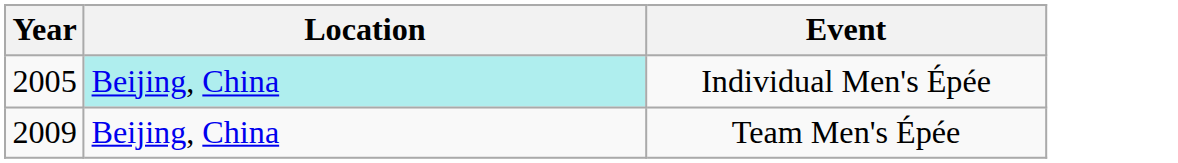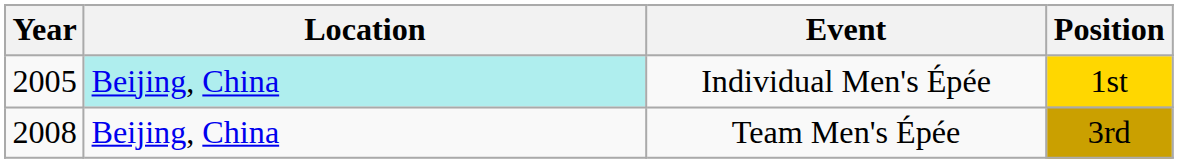+ column: (1109, 30)
(45, 132) 2009 -> (45, 132) 2008
